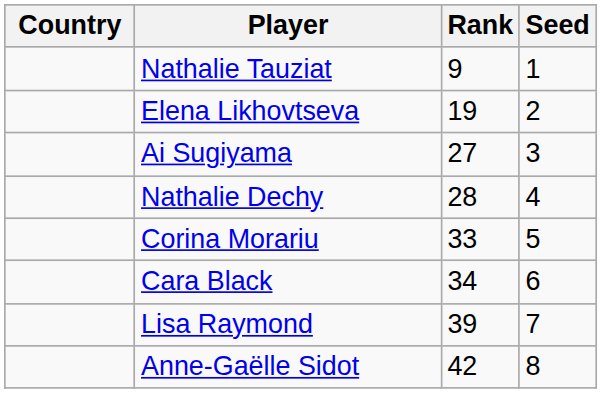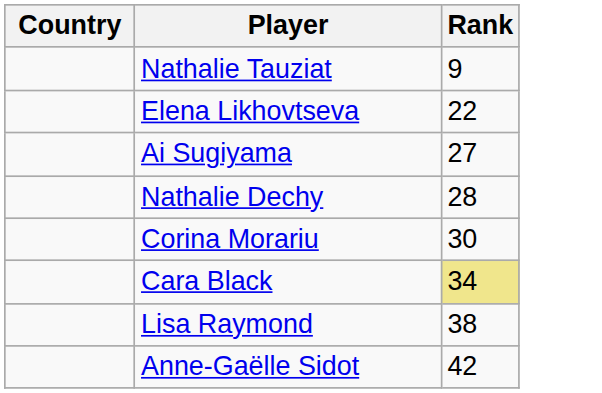- column: (558, 25)
(462, 111) 19 -> (462, 111) 22
(462, 238) 33 -> (462, 238) 30
(462, 281) no background -> (462, 281) khaki background
(462, 324) 39 -> (462, 324) 38
